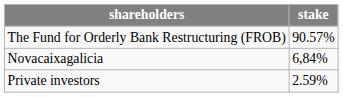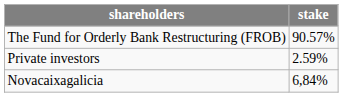rows swapped: (55, 59) <-> (54, 80)
